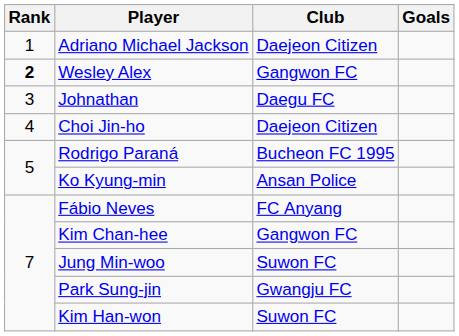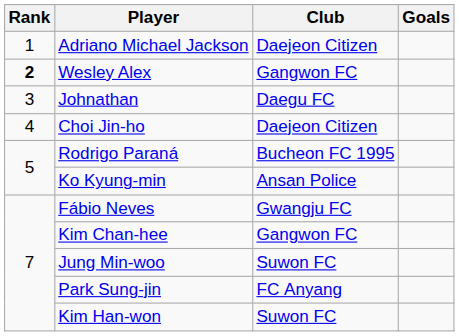(299, 208) FC Anyang -> (304, 208) Gwangju FC
(304, 289) Gwangju FC -> (299, 289) FC Anyang
